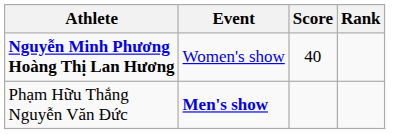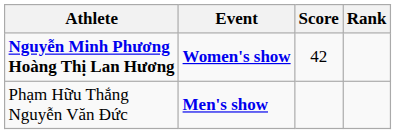(234, 56) normal -> (237, 56) bold
(313, 56) 40 -> (319, 56) 42
